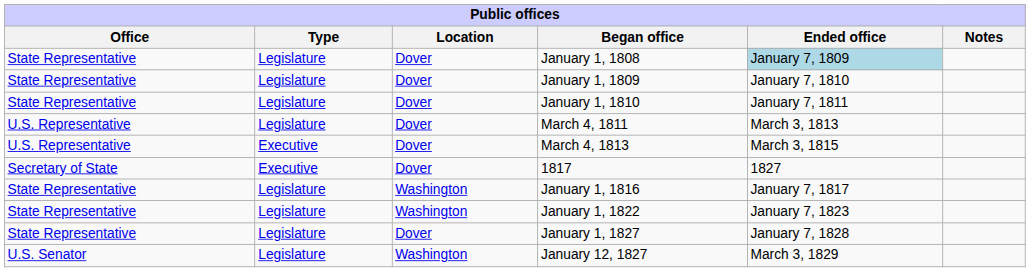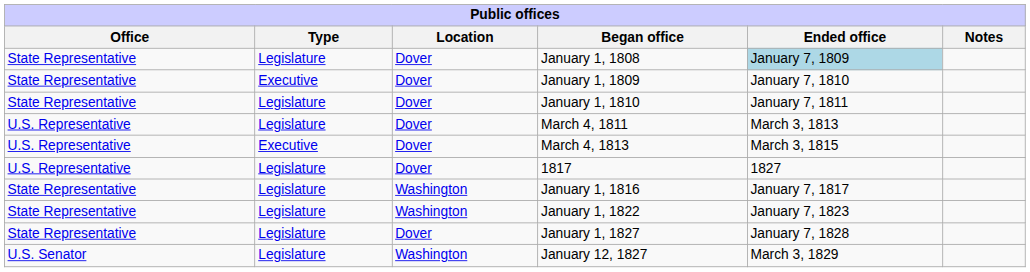(292, 80) Legislature -> (288, 80) Executive
(63, 168) Secretary of State -> (69, 168) U.S. Representative
(288, 168) Executive -> (292, 168) Legislature
